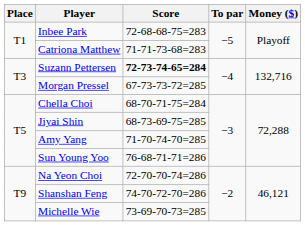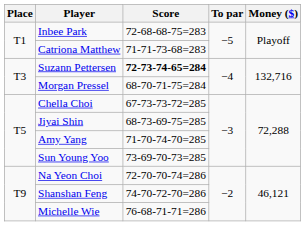(166, 85) 67-73-73-72=285 -> (166, 85) 68-70-71-75=284
(166, 103) 68-70-71-75=284 -> (166, 103) 67-73-73-72=285
(166, 157) 76-68-71-71=286 -> (166, 157) 73-69-70-73=285
(166, 211) 73-69-70-73=285 -> (166, 211) 76-68-71-71=286
